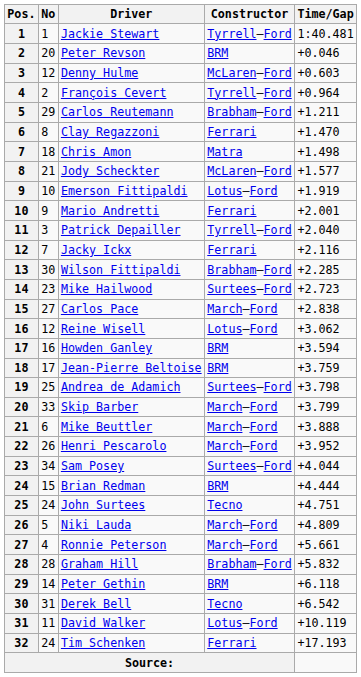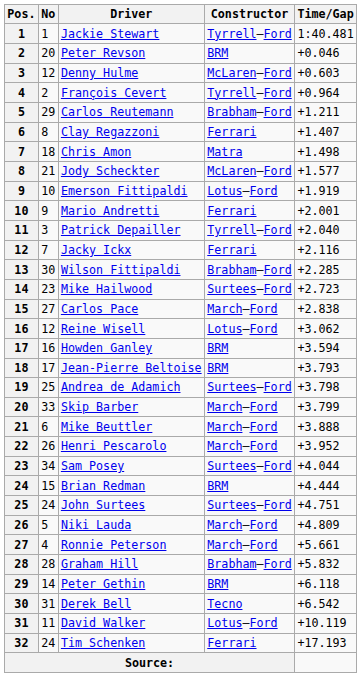(319, 132) +1.470 -> (319, 132) +1.407
(319, 368) +3.759 -> (319, 368) +3.793
(225, 505) Tecno -> (250, 505) Surtees–Ford
